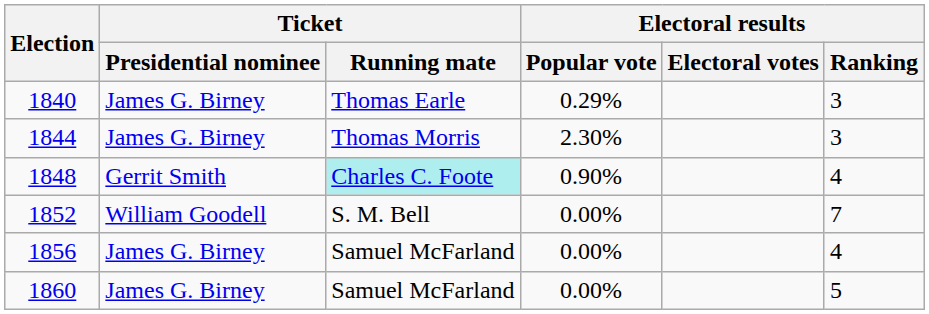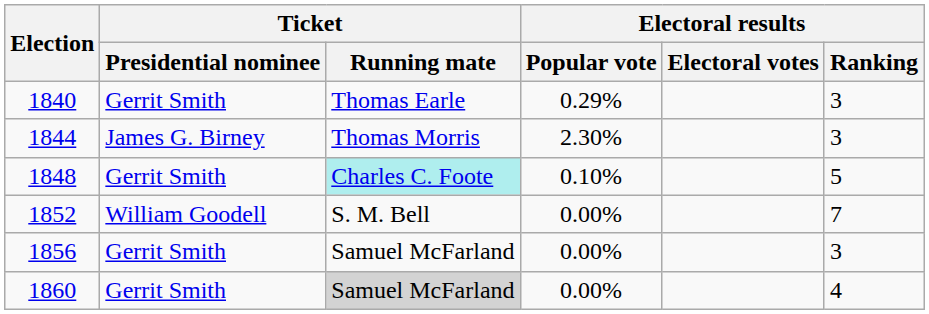(185, 99) James G. Birney -> (166, 99) Gerrit Smith
(591, 175) 0.90% -> (591, 175) 0.10%
(836, 175) 4 -> (836, 175) 5
(185, 251) James G. Birney -> (166, 251) Gerrit Smith
(836, 251) 4 -> (836, 251) 3
(185, 289) James G. Birney -> (166, 289) Gerrit Smith
(423, 289) no background -> (423, 289) lightgrey background
(836, 289) 5 -> (836, 289) 4
